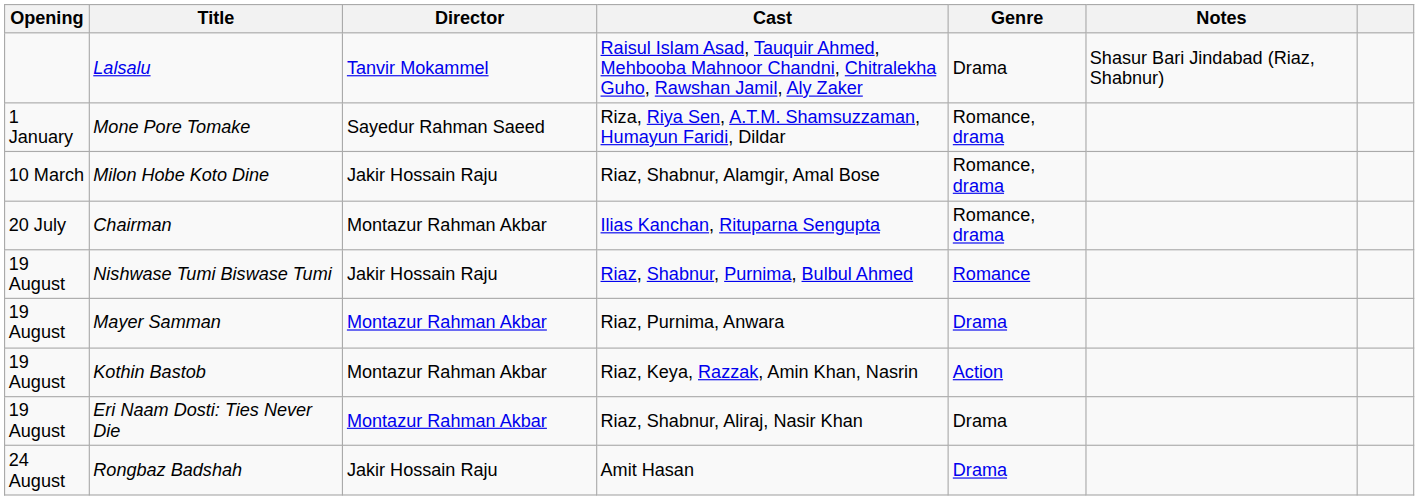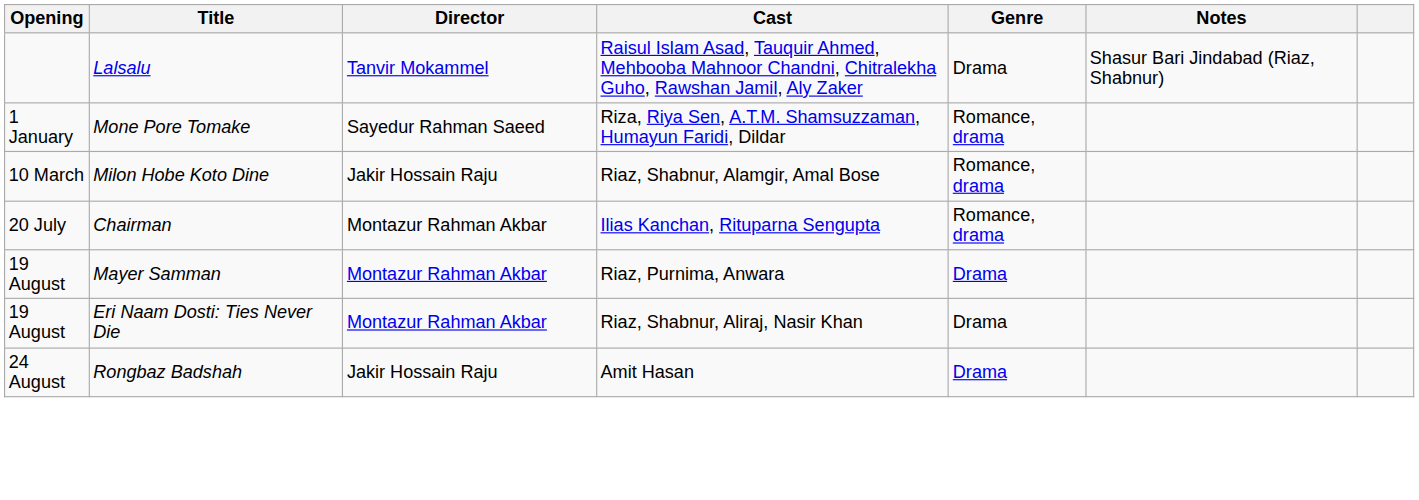- row: (212, 274)
- row: (150, 372)
